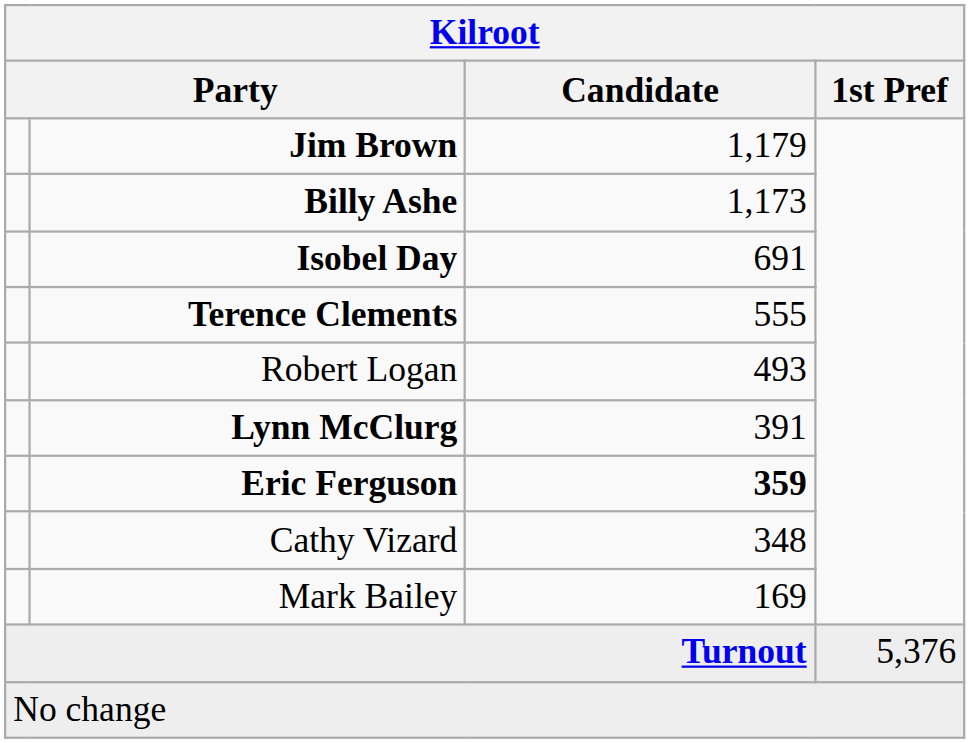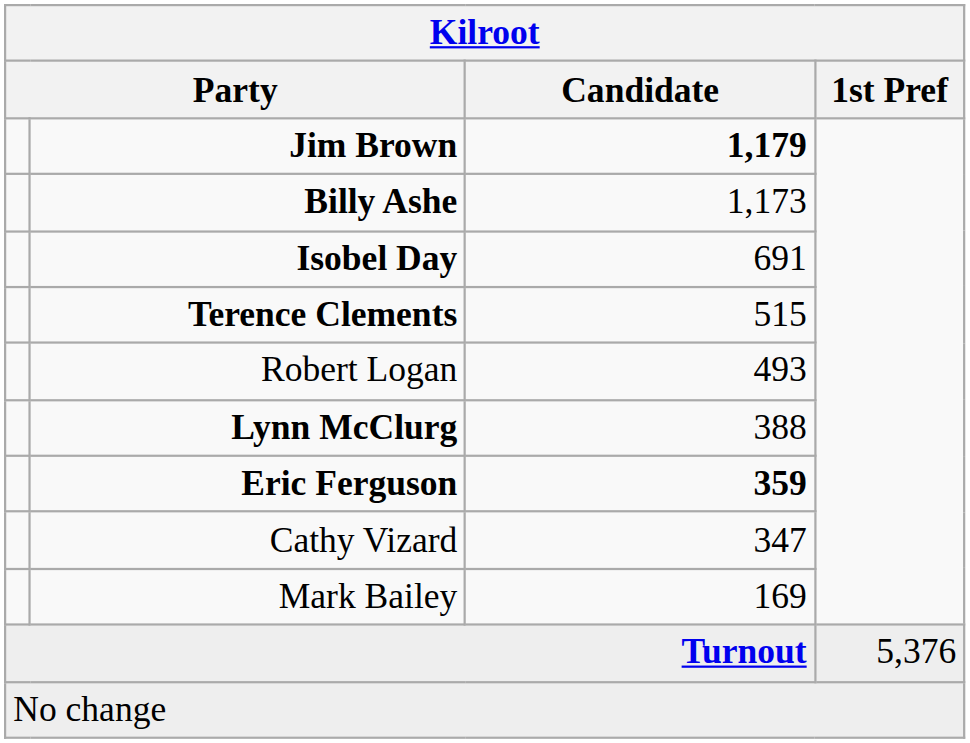(767, 145) normal -> (767, 145) bold
(780, 314) 555 -> (780, 314) 515
(780, 426) 391 -> (780, 426) 388
(780, 539) 348 -> (780, 539) 347
